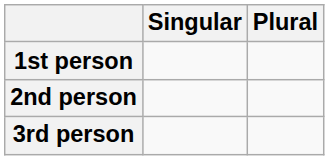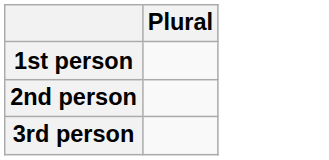- column: (195, 23)
